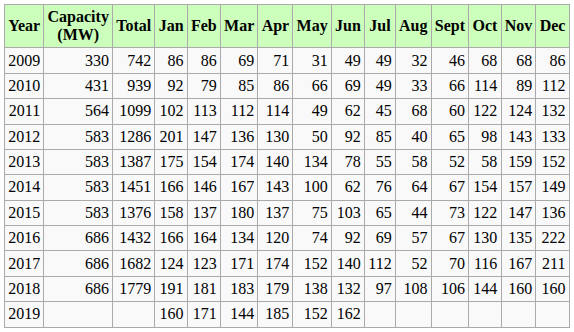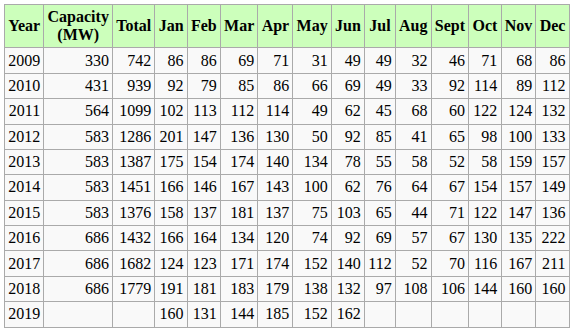(489, 60) 68 -> (489, 60) 71
(457, 85) 66 -> (457, 85) 92
(419, 136) 40 -> (419, 136) 41
(520, 136) 143 -> (520, 136) 100
(553, 162) 152 -> (553, 162) 157
(242, 212) 180 -> (242, 212) 181
(457, 212) 73 -> (457, 212) 71
(205, 314) 171 -> (205, 314) 131
